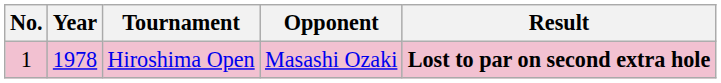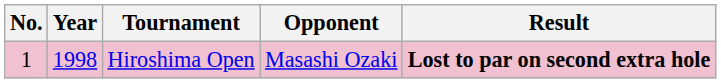(75, 59) 1978 -> (75, 59) 1998
